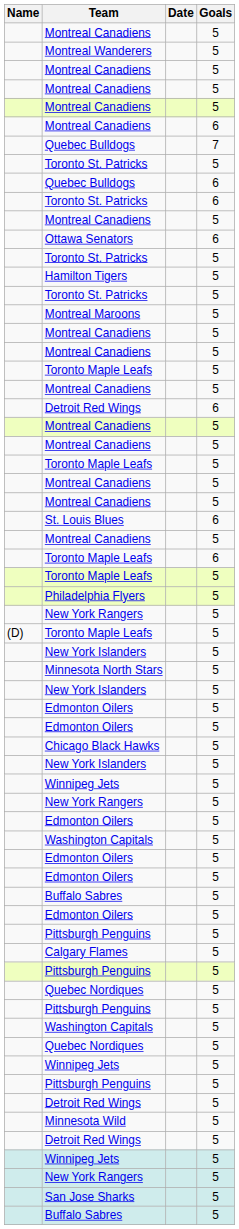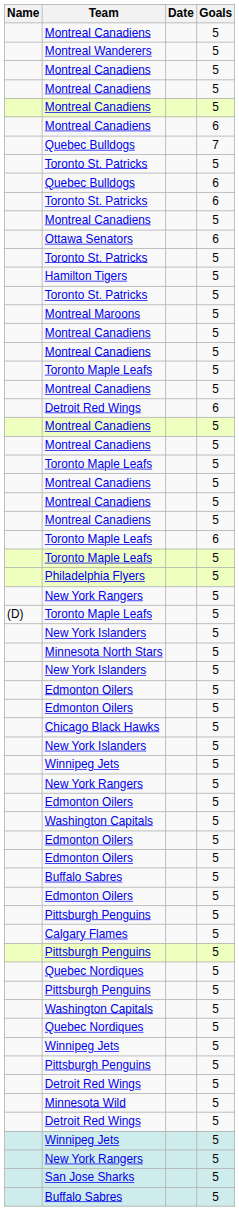- row: (84, 520)
